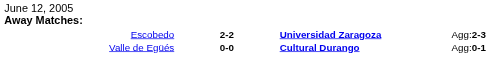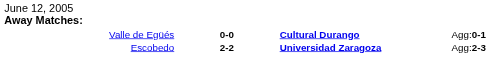rows swapped: (142, 47) <-> (152, 34)
